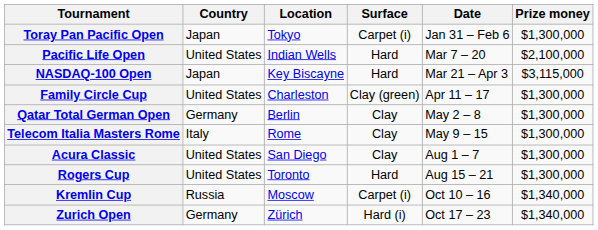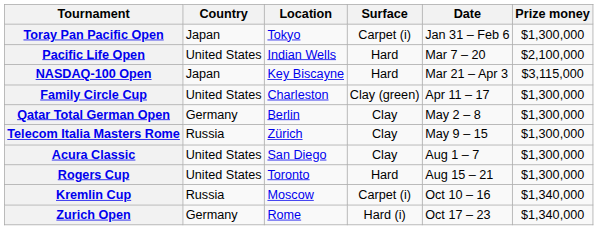(197, 134) Italy -> (205, 134) Russia
(284, 134) Rome -> (285, 134) Zürich
(285, 214) Zürich -> (284, 214) Rome
